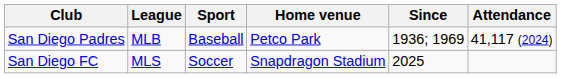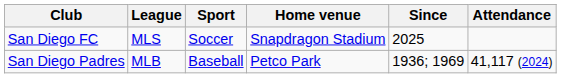rows swapped: (66, 38) <-> (53, 61)
